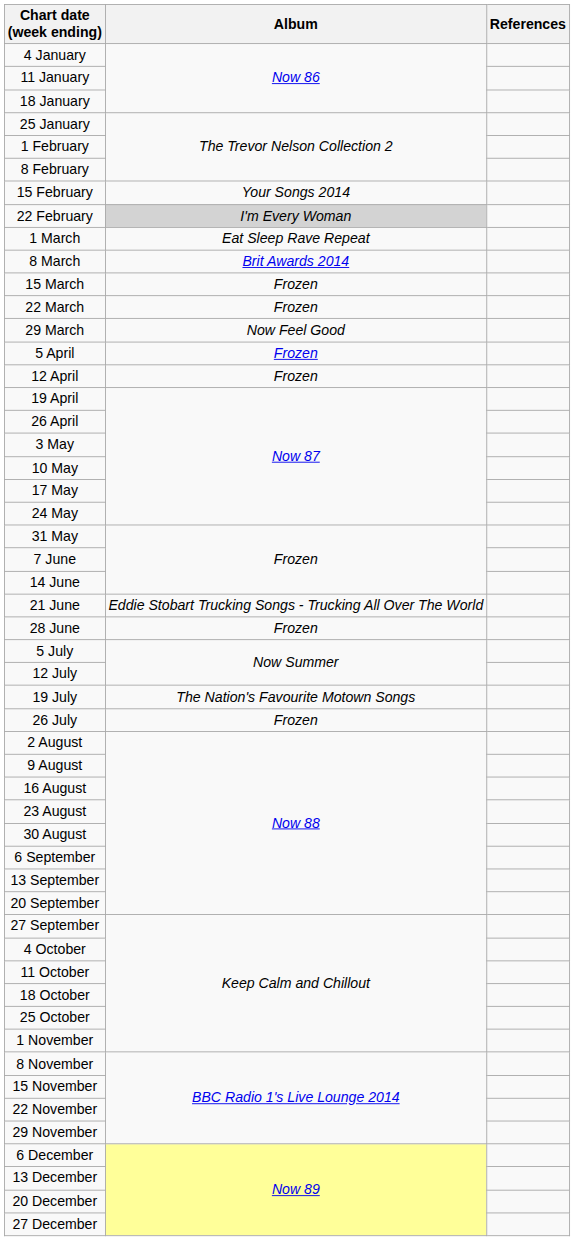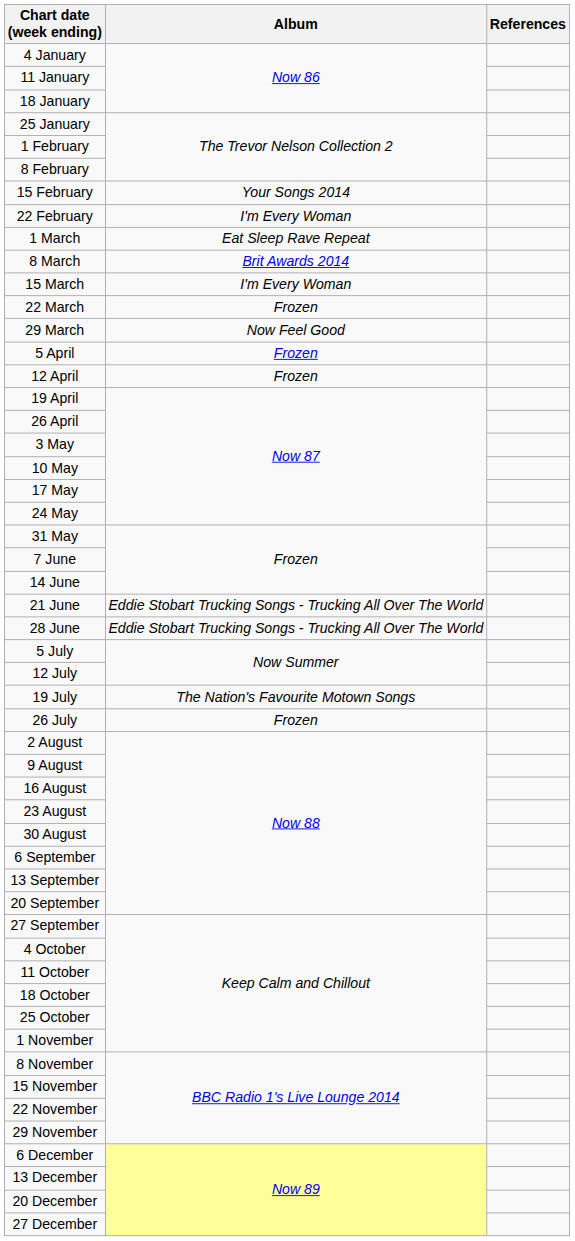(296, 215) lightgrey background -> (296, 215) no background
(296, 283) Frozen -> (296, 283) I'm Every Woman
(296, 627) Frozen -> (296, 627) Eddie Stobart Trucking Songs - Trucking All Over The World
